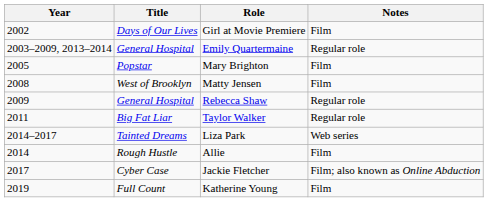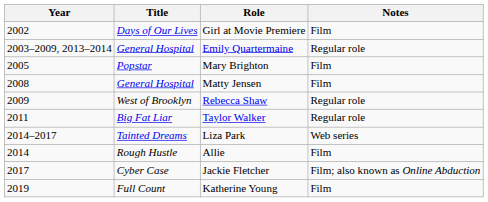(154, 83) West of Brooklyn -> (155, 83) General Hospital
(155, 100) General Hospital -> (154, 100) West of Brooklyn
